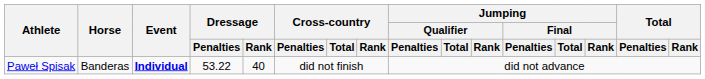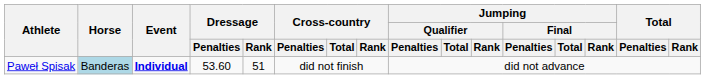(105, 66) no background -> (105, 66) lightblue background
(217, 66) 53.22 -> (217, 66) 53.60
(259, 66) 40 -> (259, 66) 51
